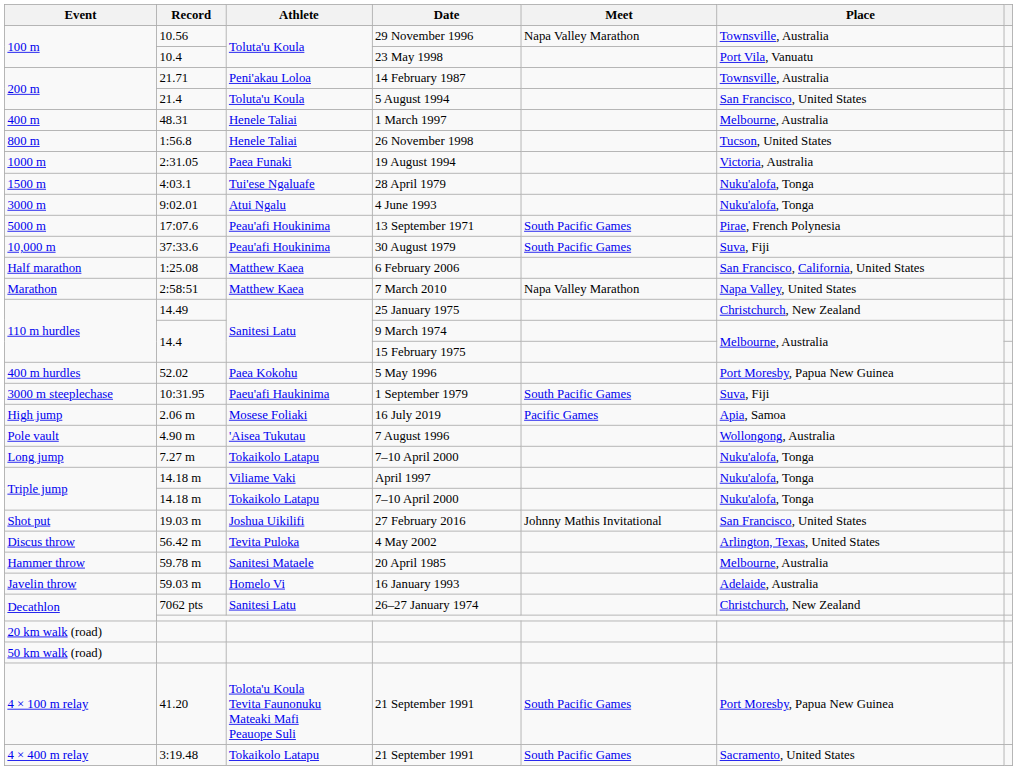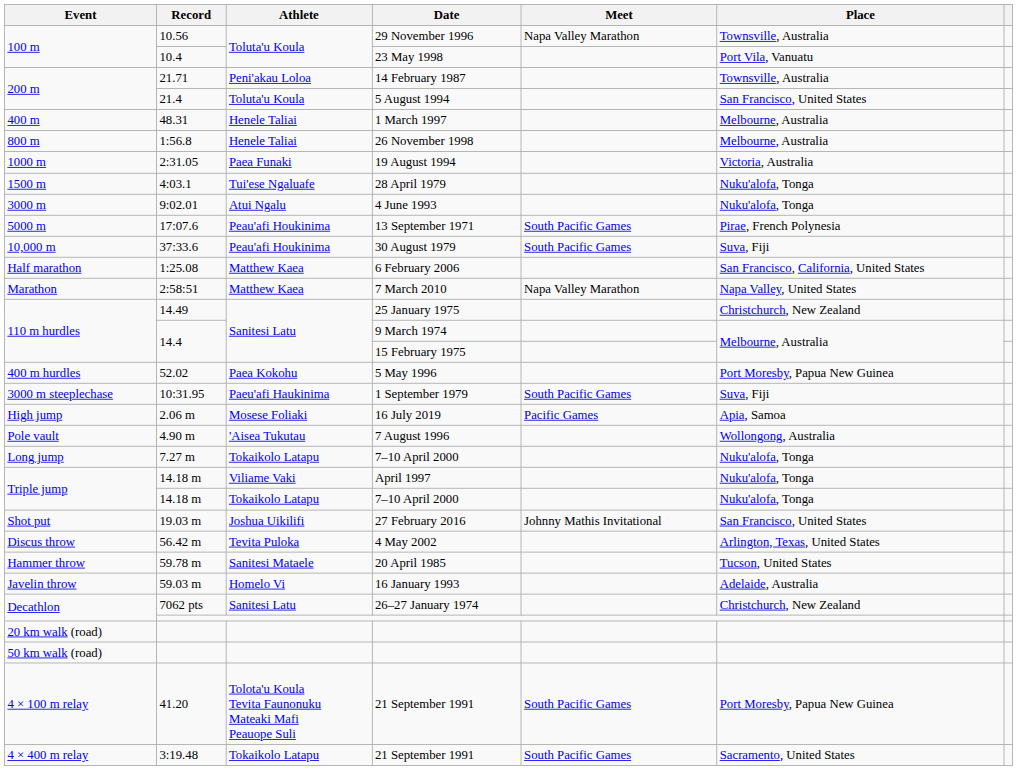(776, 141) Tucson, United States -> (774, 141) Melbourne, Australia
(774, 562) Melbourne, Australia -> (776, 562) Tucson, United States
